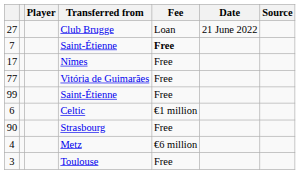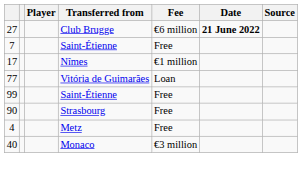(165, 29) Loan -> (176, 29) €6 million
(230, 29) normal -> (231, 29) bold
(164, 45) bold -> (163, 45) normal
(163, 62) Free -> (176, 62) €1 million
(163, 78) Free -> (165, 78) Loan
- row: (12, 111)
(176, 144) €6 million -> (163, 128) Free
+ row: (12, 144)
- row: (12, 161)
